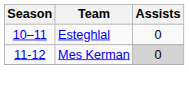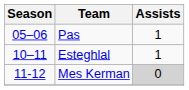+ row: (69, 34)
(158, 34) 0 -> (158, 54) 1
